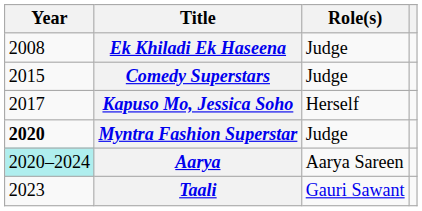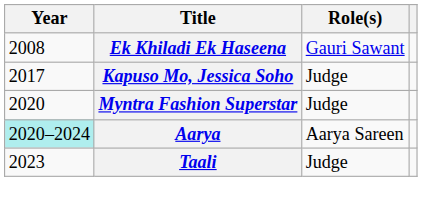(327, 47) Judge -> (355, 47) Gauri Sawant
- row: (198, 76)
(332, 104) Herself -> (327, 76) Judge
(27, 133) bold -> (27, 104) normal
(355, 190) Gauri Sawant -> (327, 162) Judge
